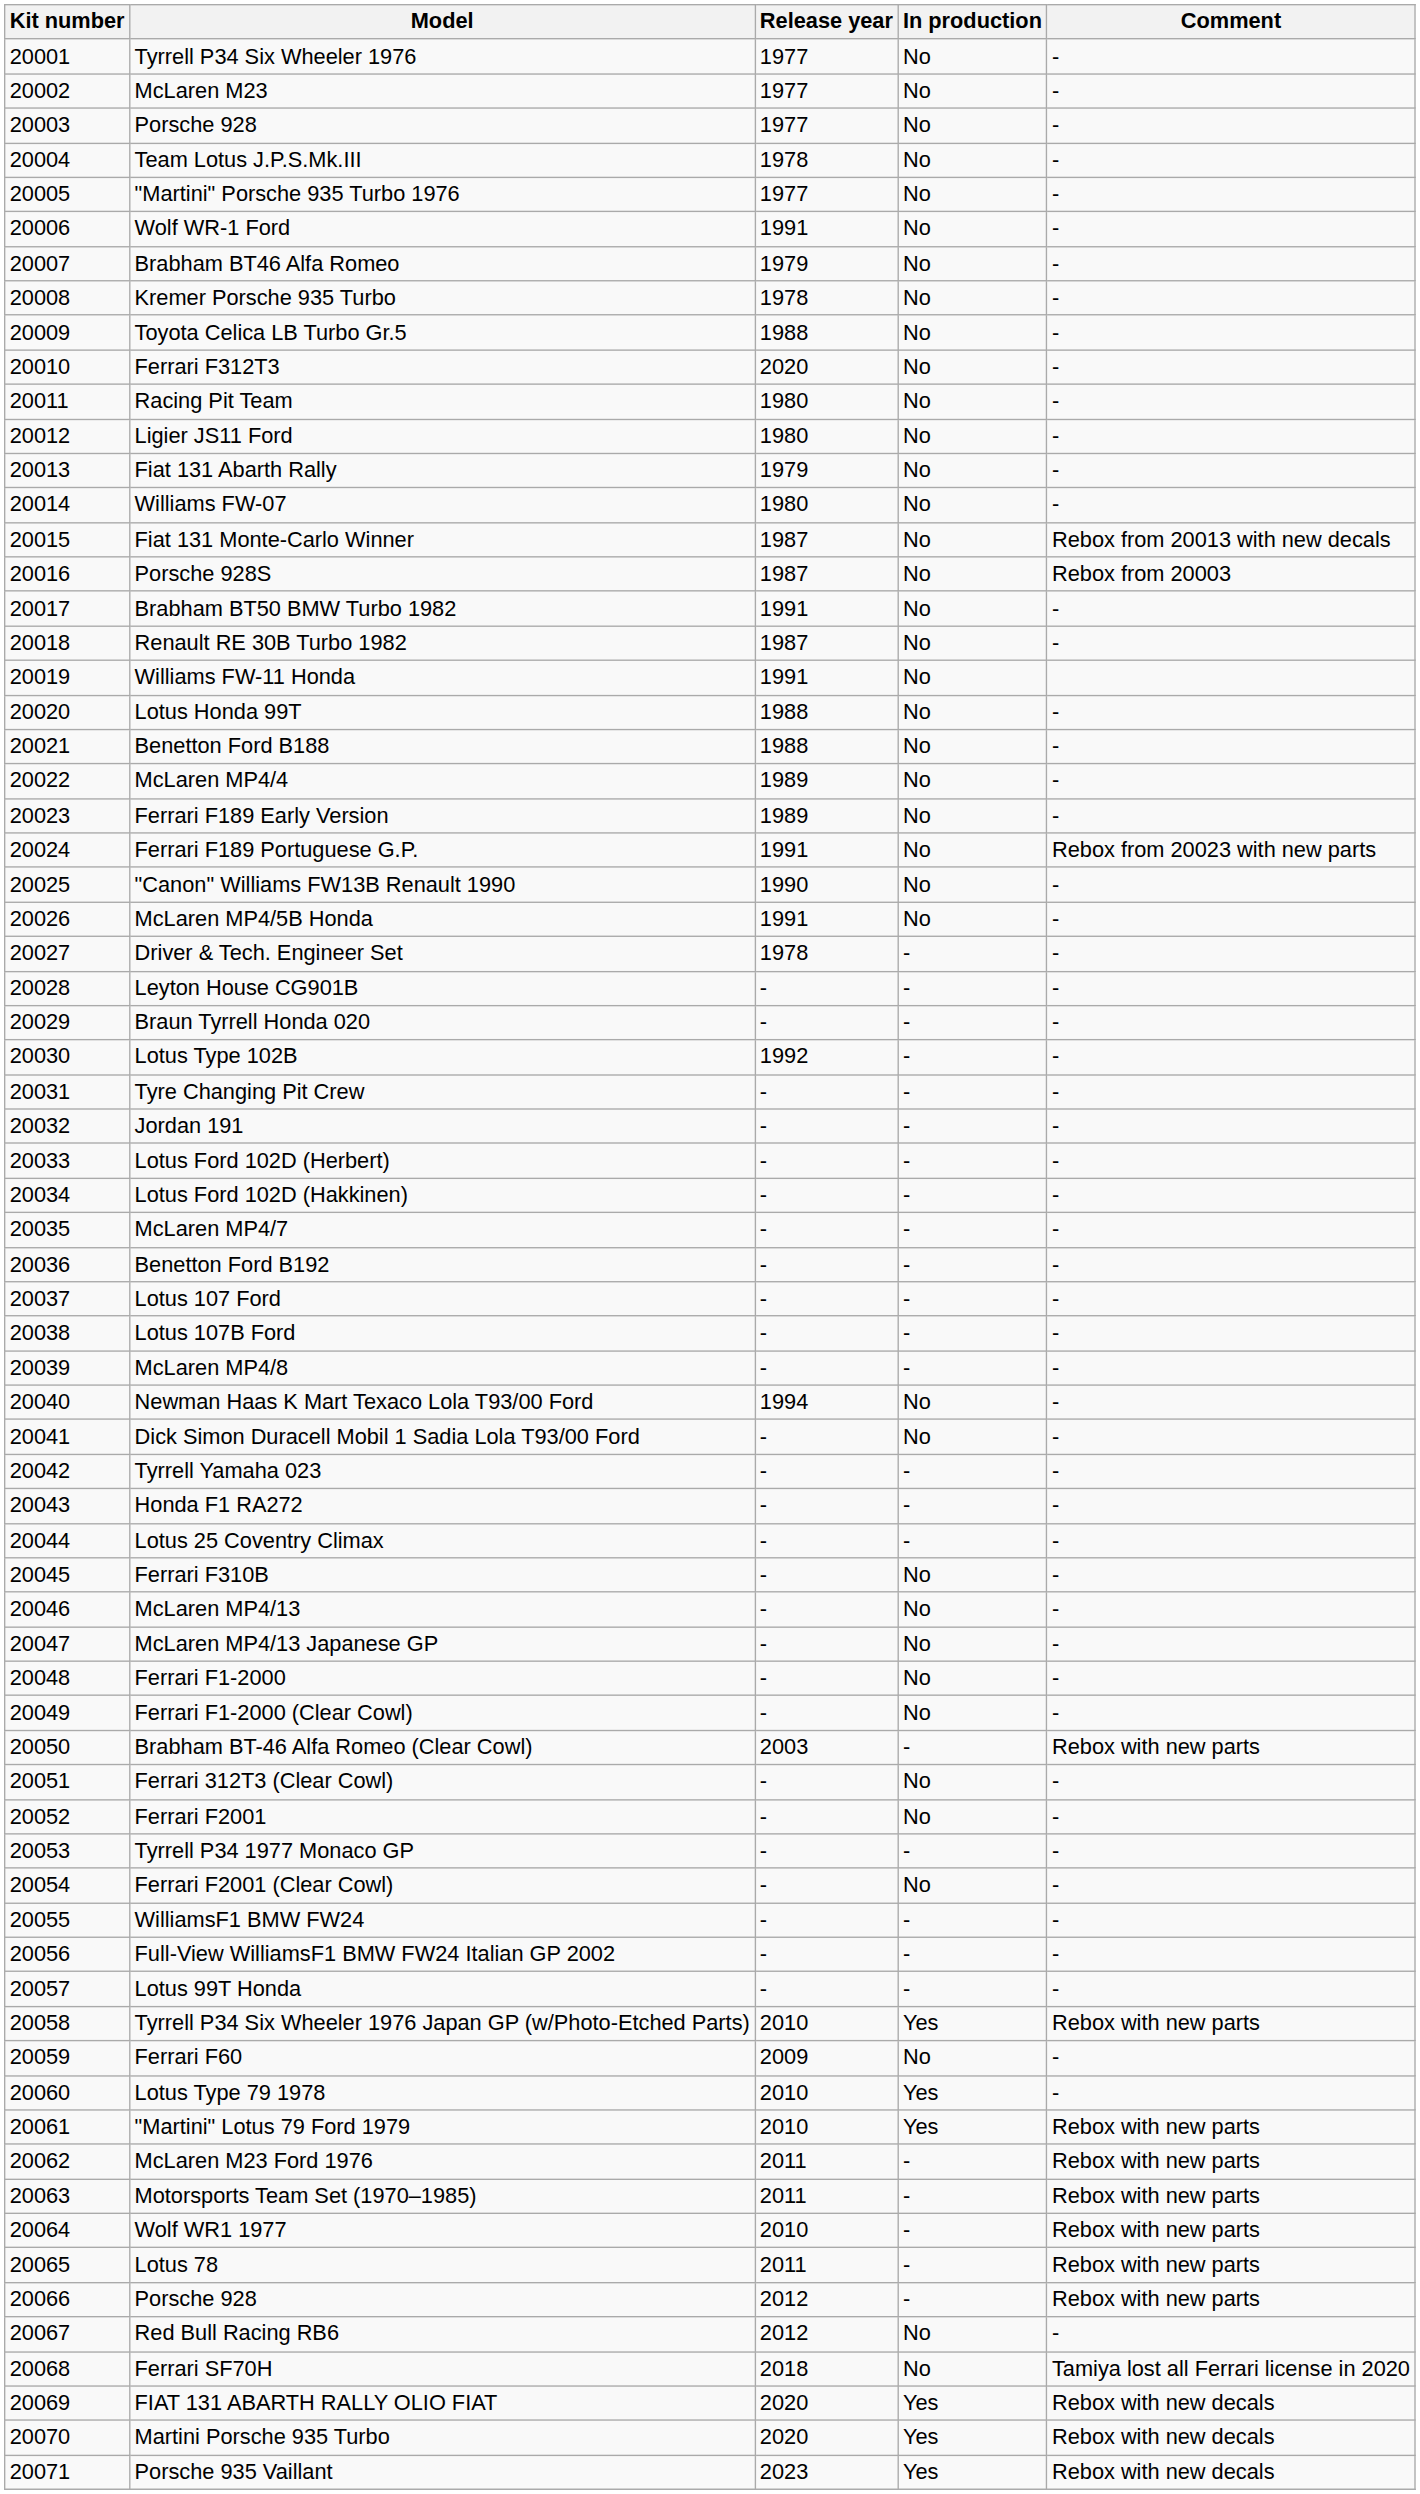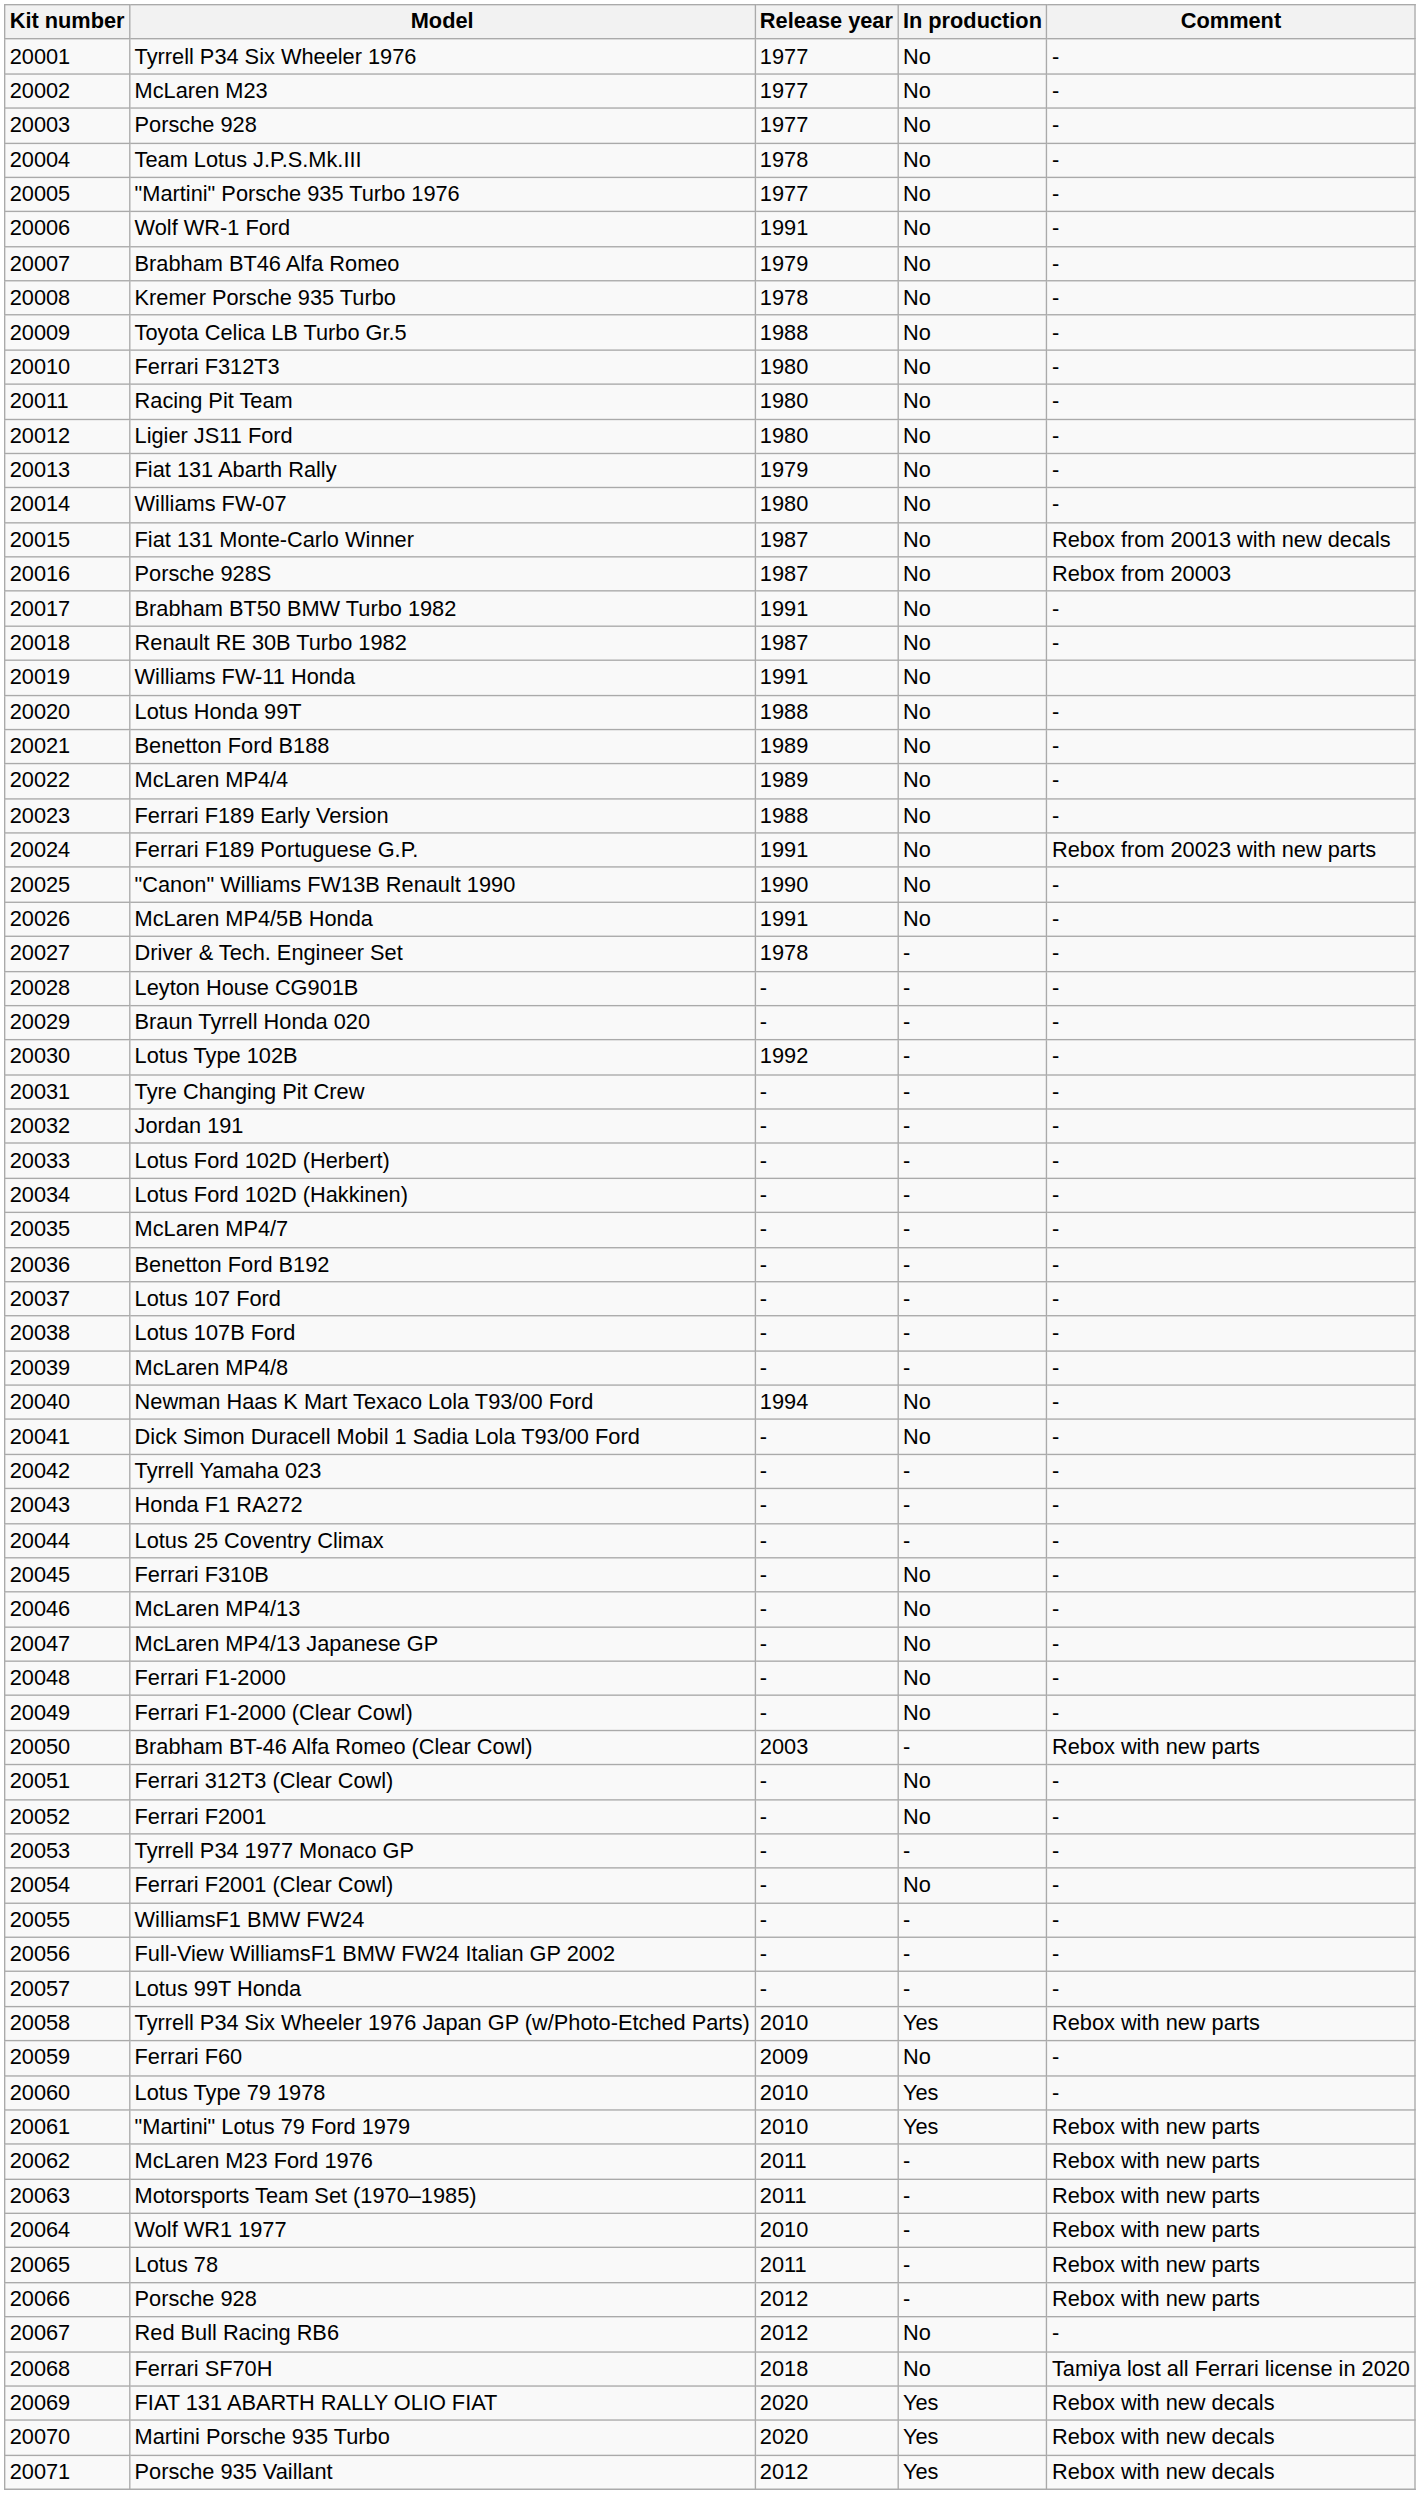(784, 366) 2020 -> (784, 366) 1980
(784, 746) 1988 -> (784, 746) 1989
(784, 815) 1989 -> (784, 815) 1988
(784, 2471) 2023 -> (784, 2471) 2012
